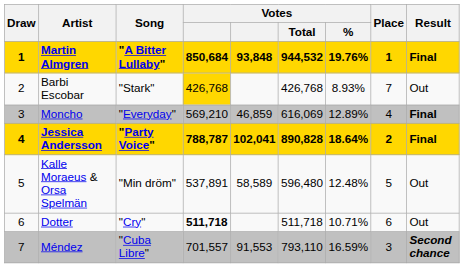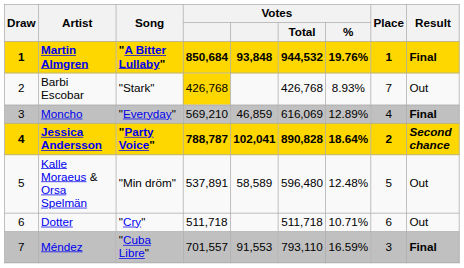(423, 139) Final -> (430, 139) Second chance
(207, 222) bold -> (207, 222) normal
(430, 247) Second chance -> (423, 247) Final
